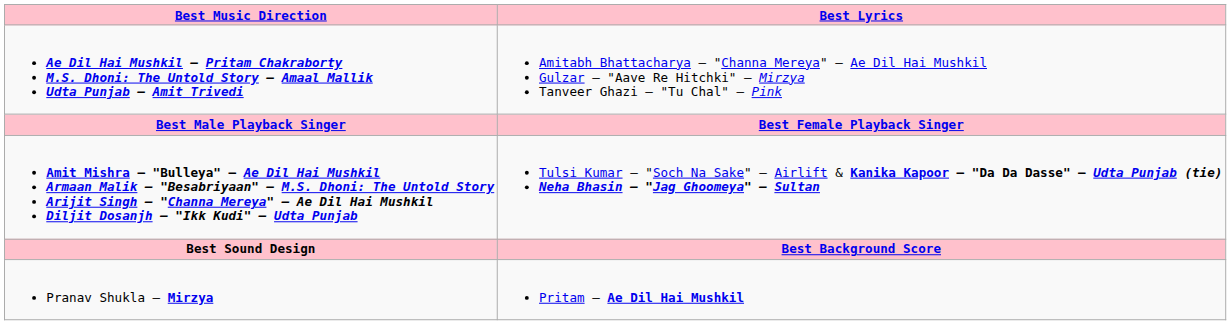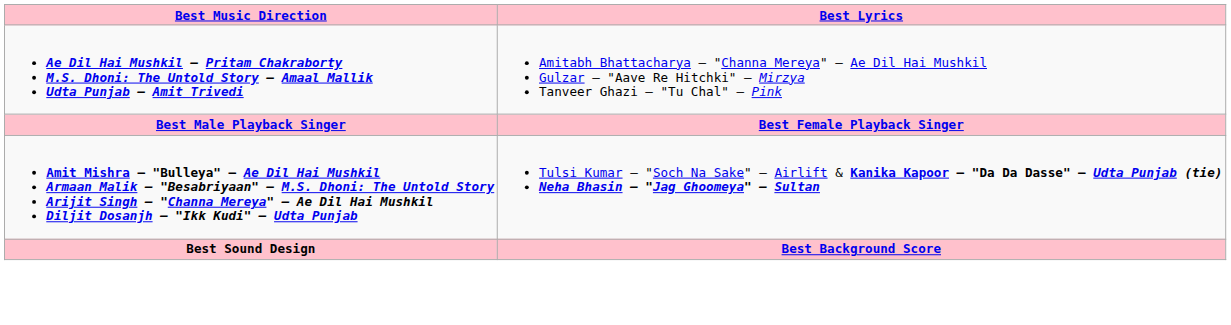- row: (251, 297)
